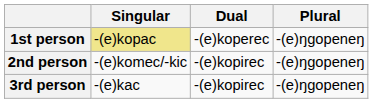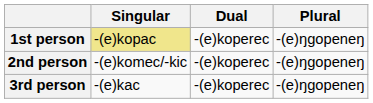(229, 62) -(e)kopirec -> (232, 62) -(e)koperec
(229, 86) -(e)kopirec -> (232, 86) -(e)koperec
